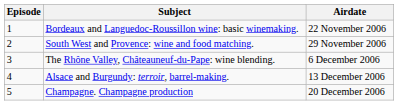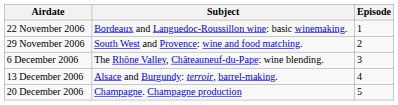columns swapped: (24, 12) <-> (350, 12)
